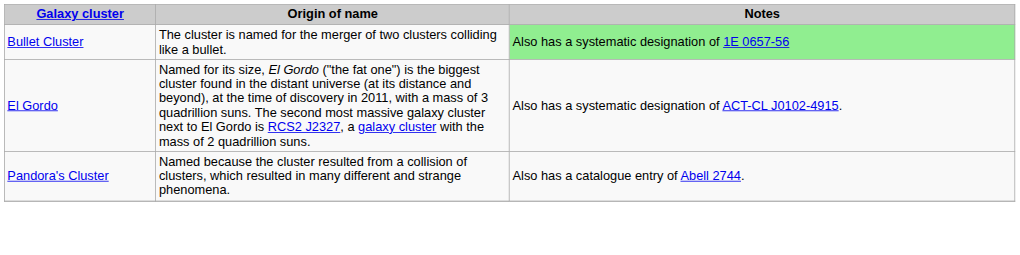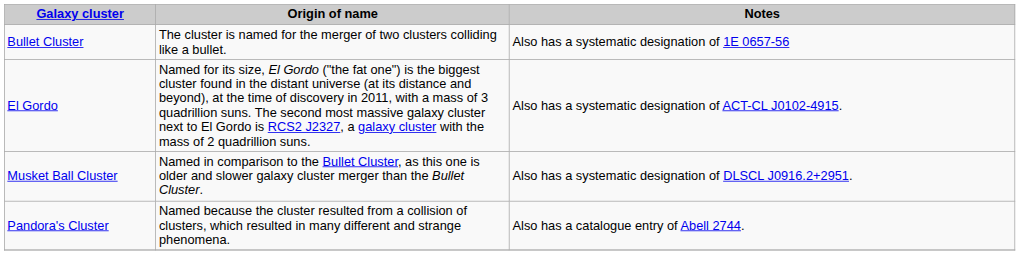(651, 42) lightgreen background -> (651, 42) no background
+ row: (62, 176)
